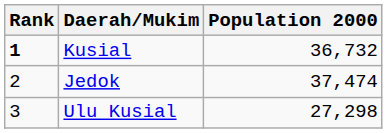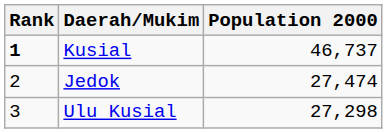(344, 51) 36,732 -> (344, 51) 46,737
(344, 82) 37,474 -> (344, 82) 27,474
